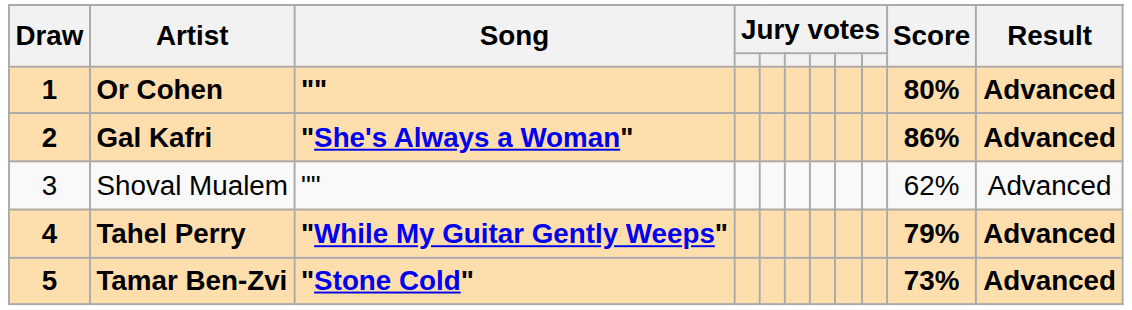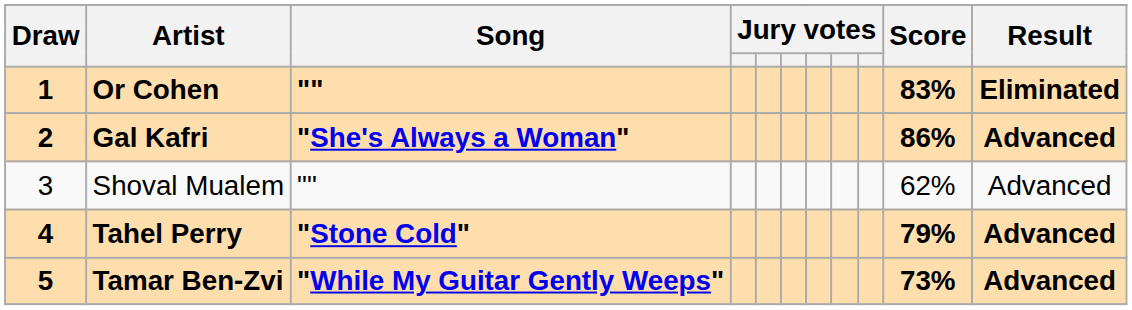(932, 90) 80% -> (928, 90) 83%
(1050, 90) Advanced -> (1050, 90) Eliminated
(514, 233) "While My Guitar Gently Weeps" -> (384, 233) "Stone Cold"
(387, 281) "Stone Cold" -> (511, 281) "While My Guitar Gently Weeps"
